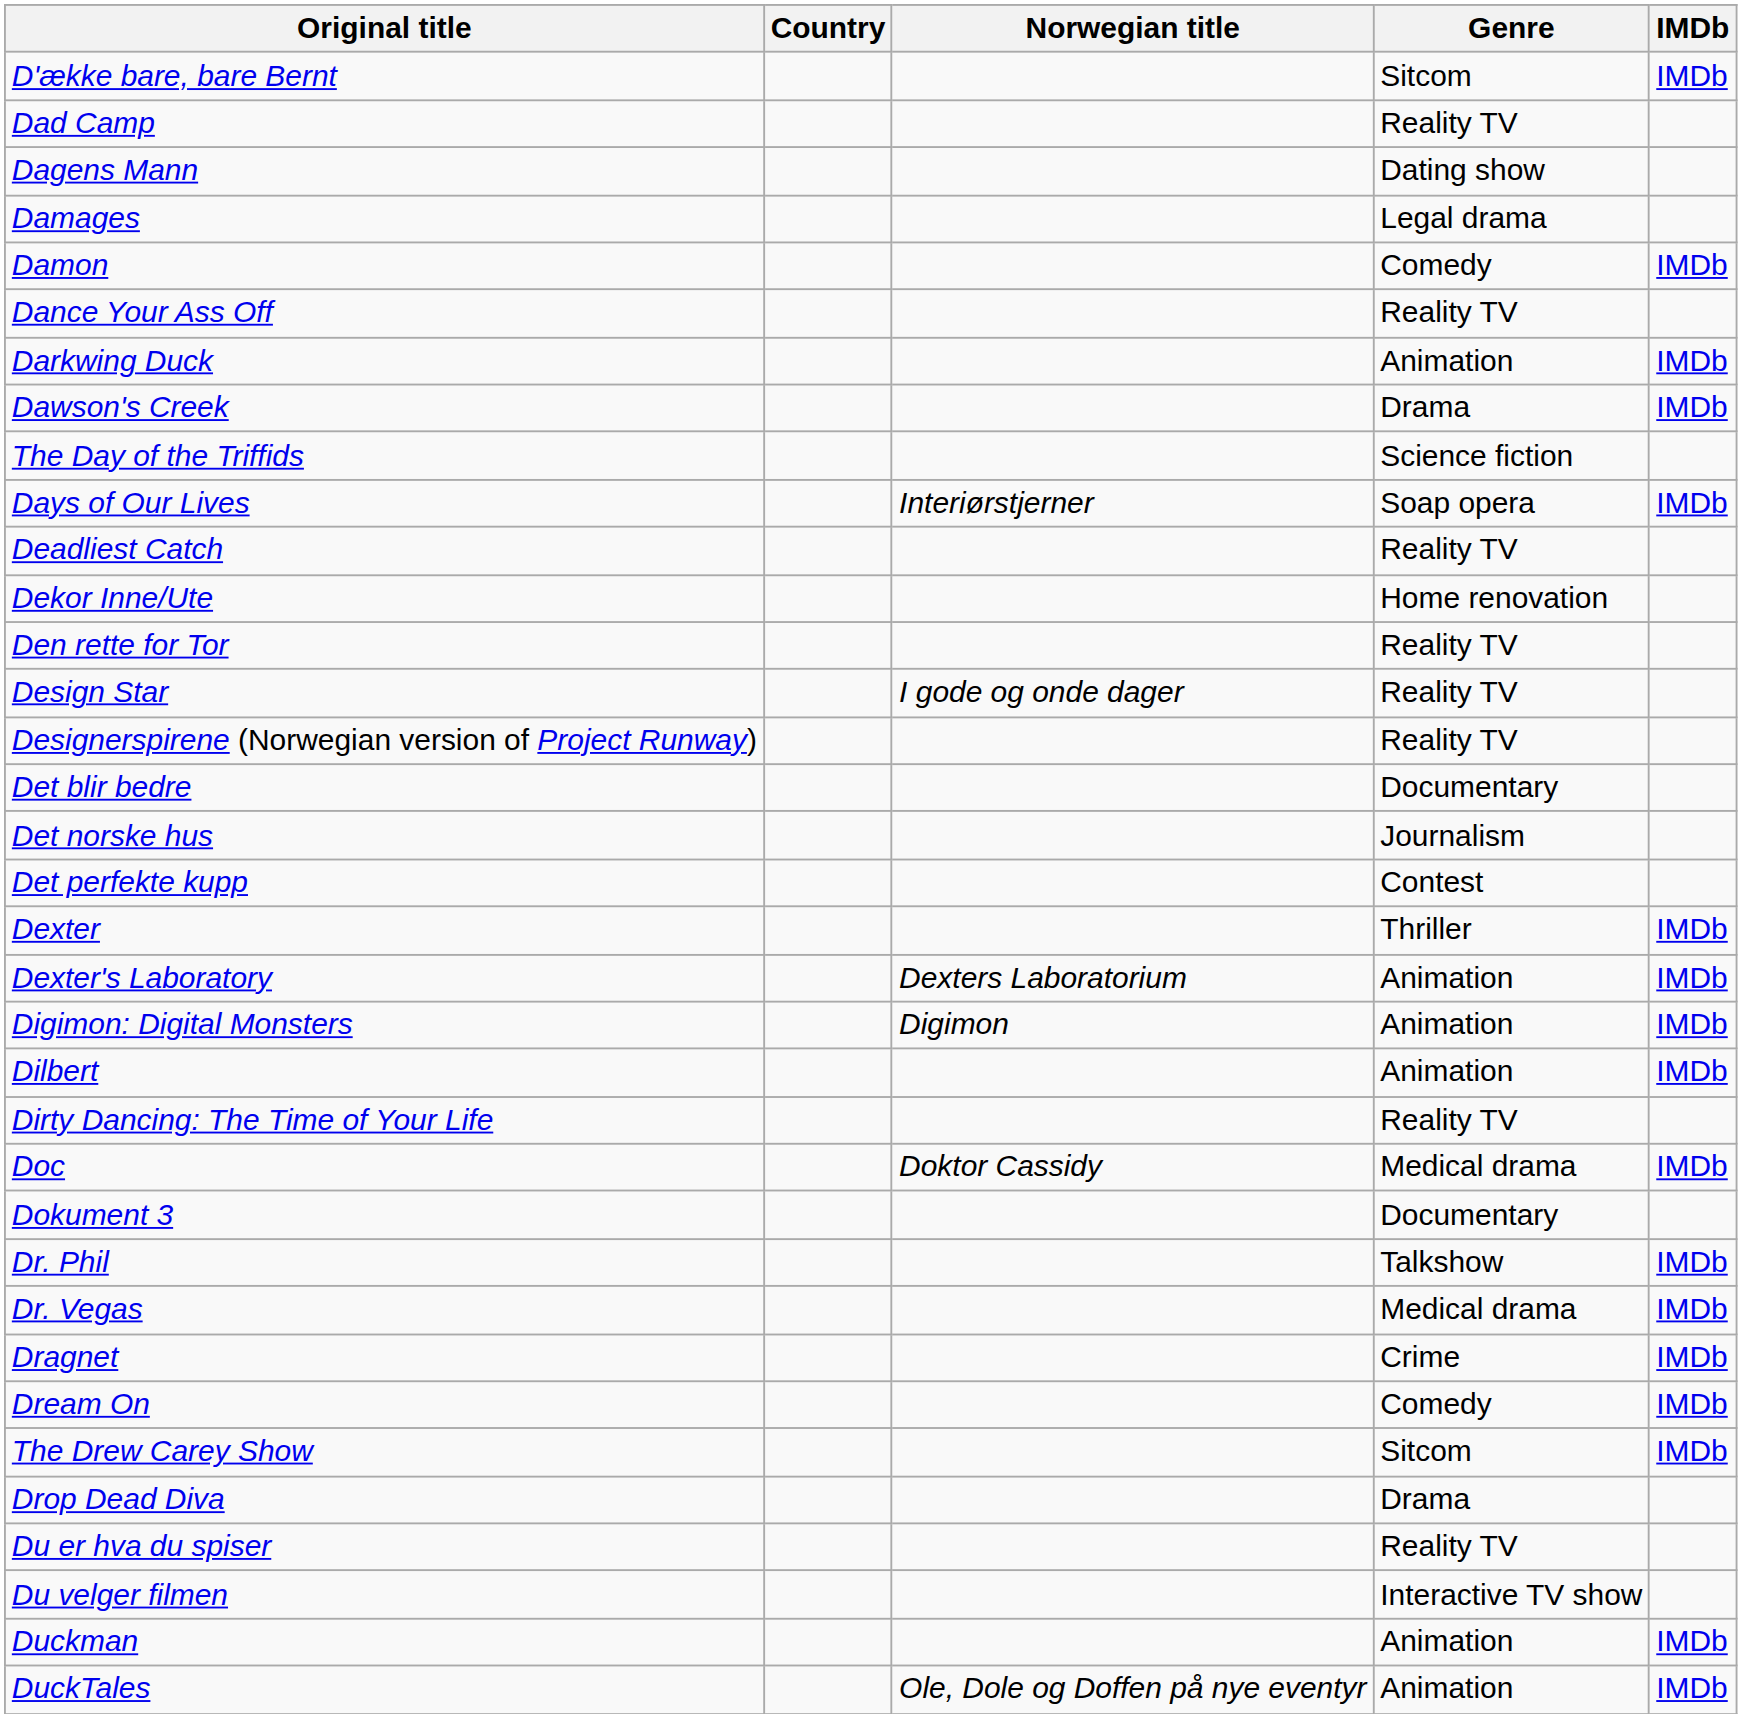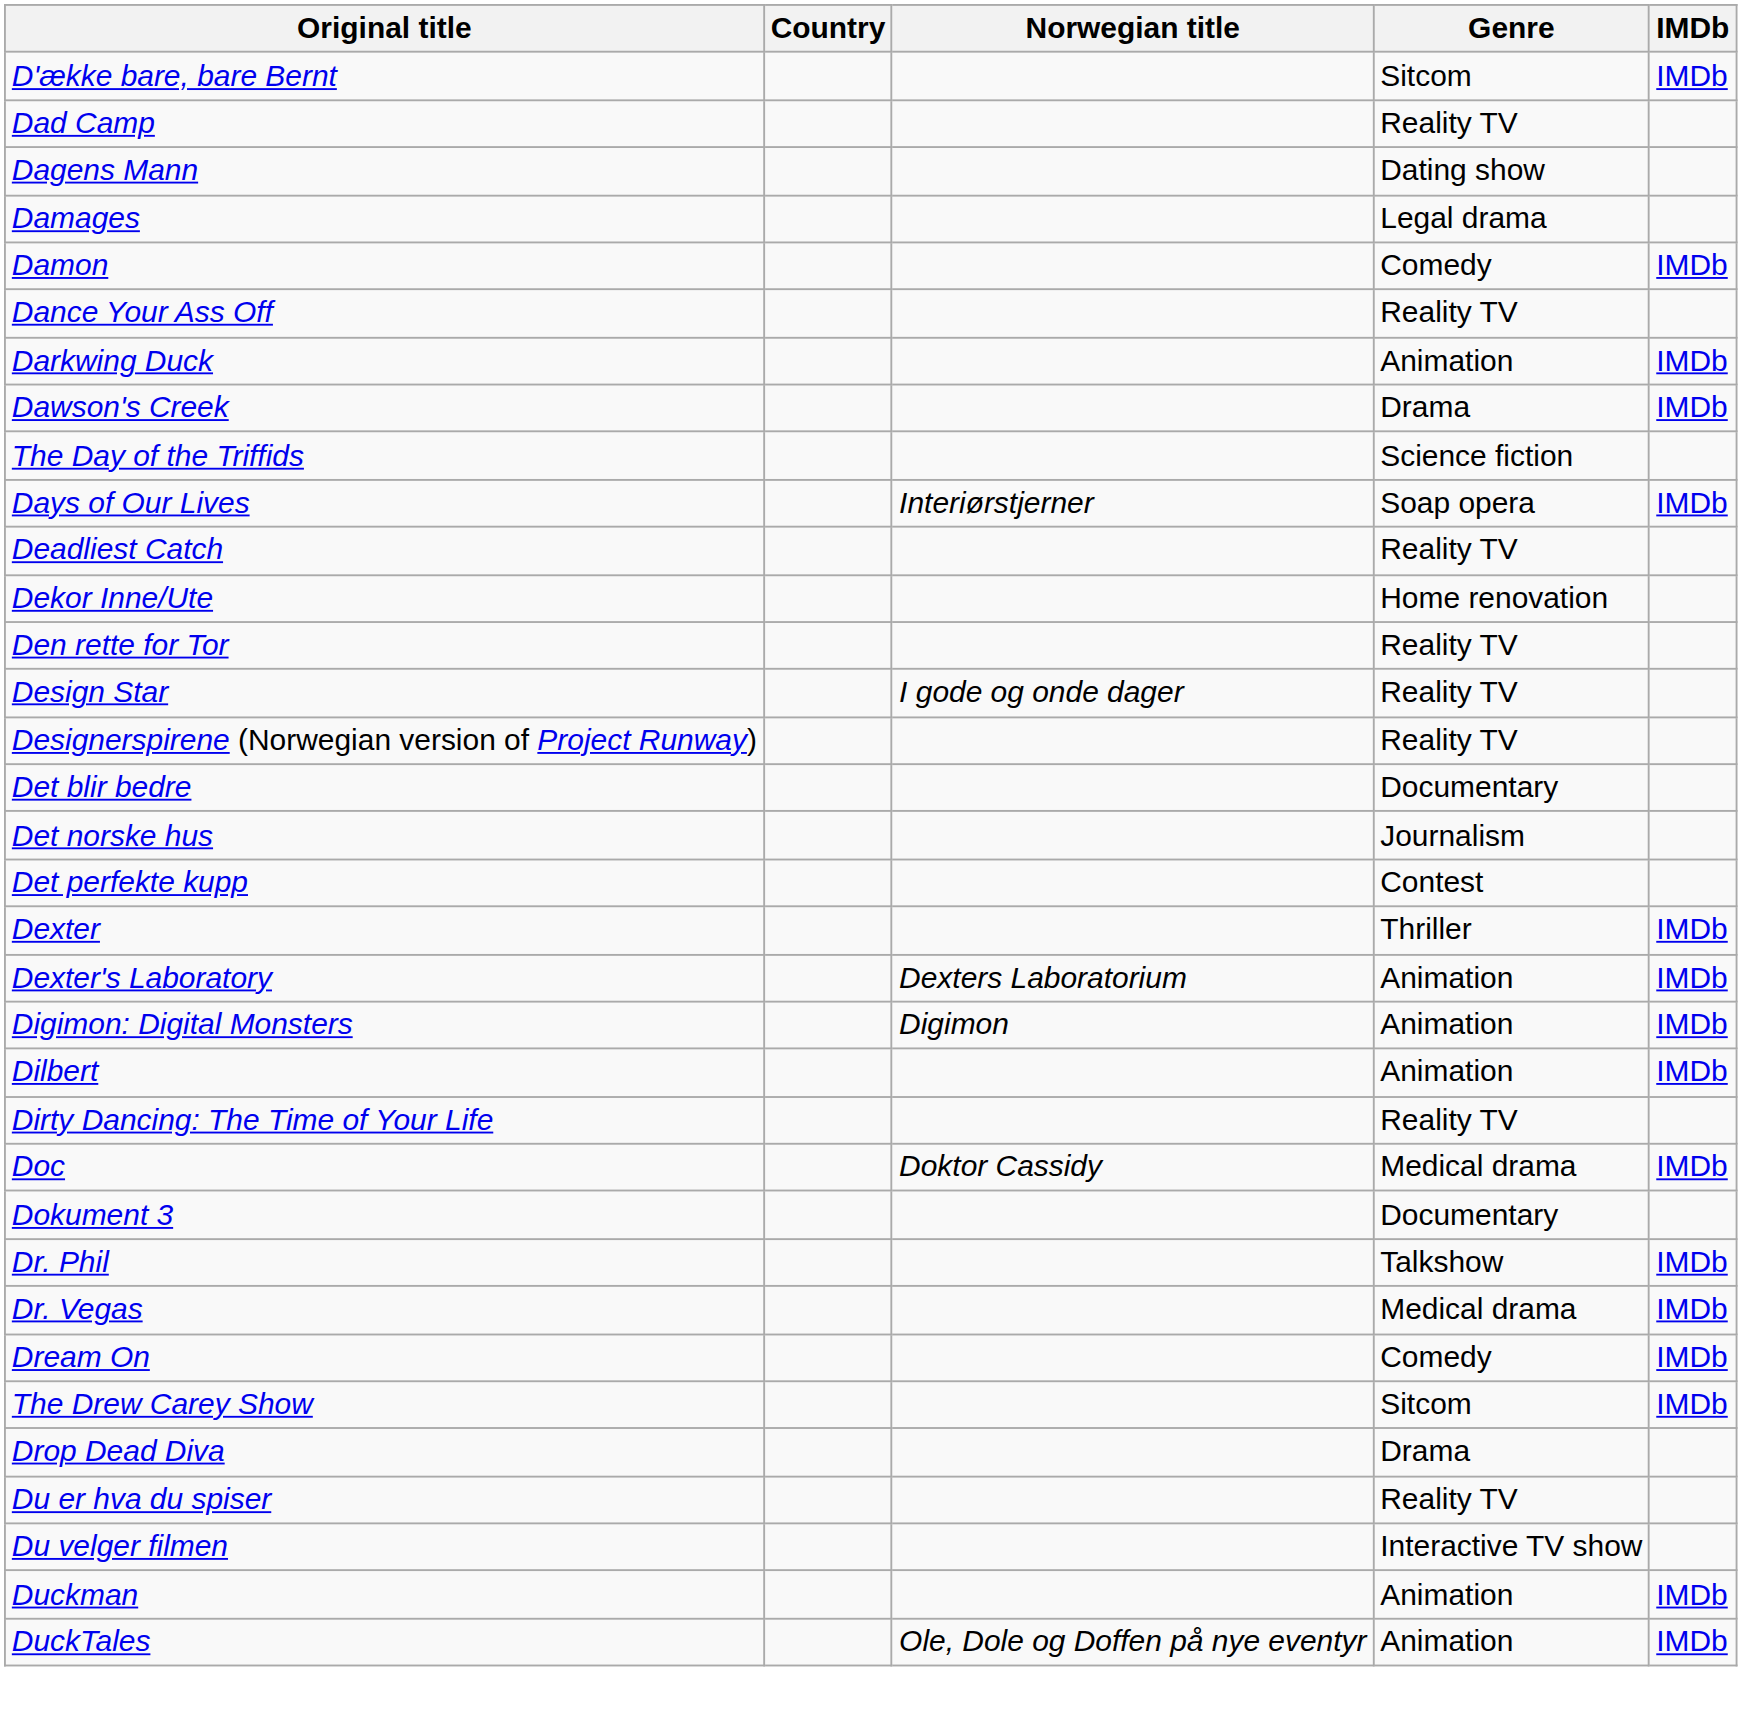- row: (65, 1356)
